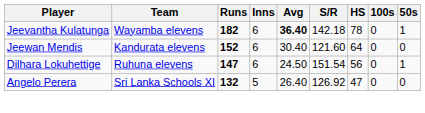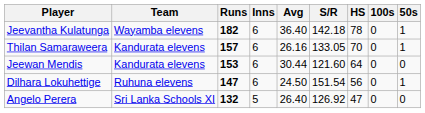(293, 30) bold -> (293, 30) normal
+ row: (57, 47)
(229, 47) 152 -> (229, 64) 153
(293, 47) 30.40 -> (293, 64) 30.44
